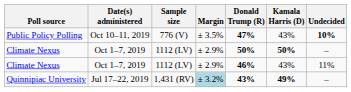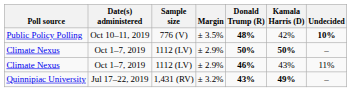(246, 35) 47% -> (246, 35) 48%
(286, 35) 43% -> (286, 35) 42%
(211, 80) lightblue background -> (211, 80) no background
